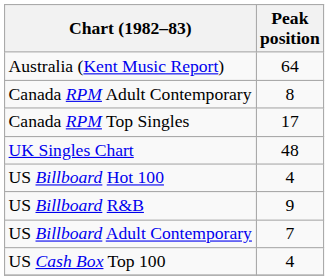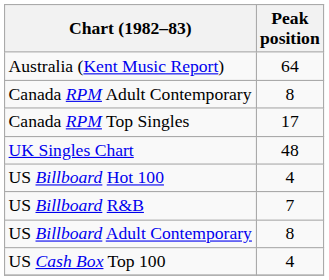(290, 205) 9 -> (290, 205) 7
(290, 233) 7 -> (290, 233) 8
